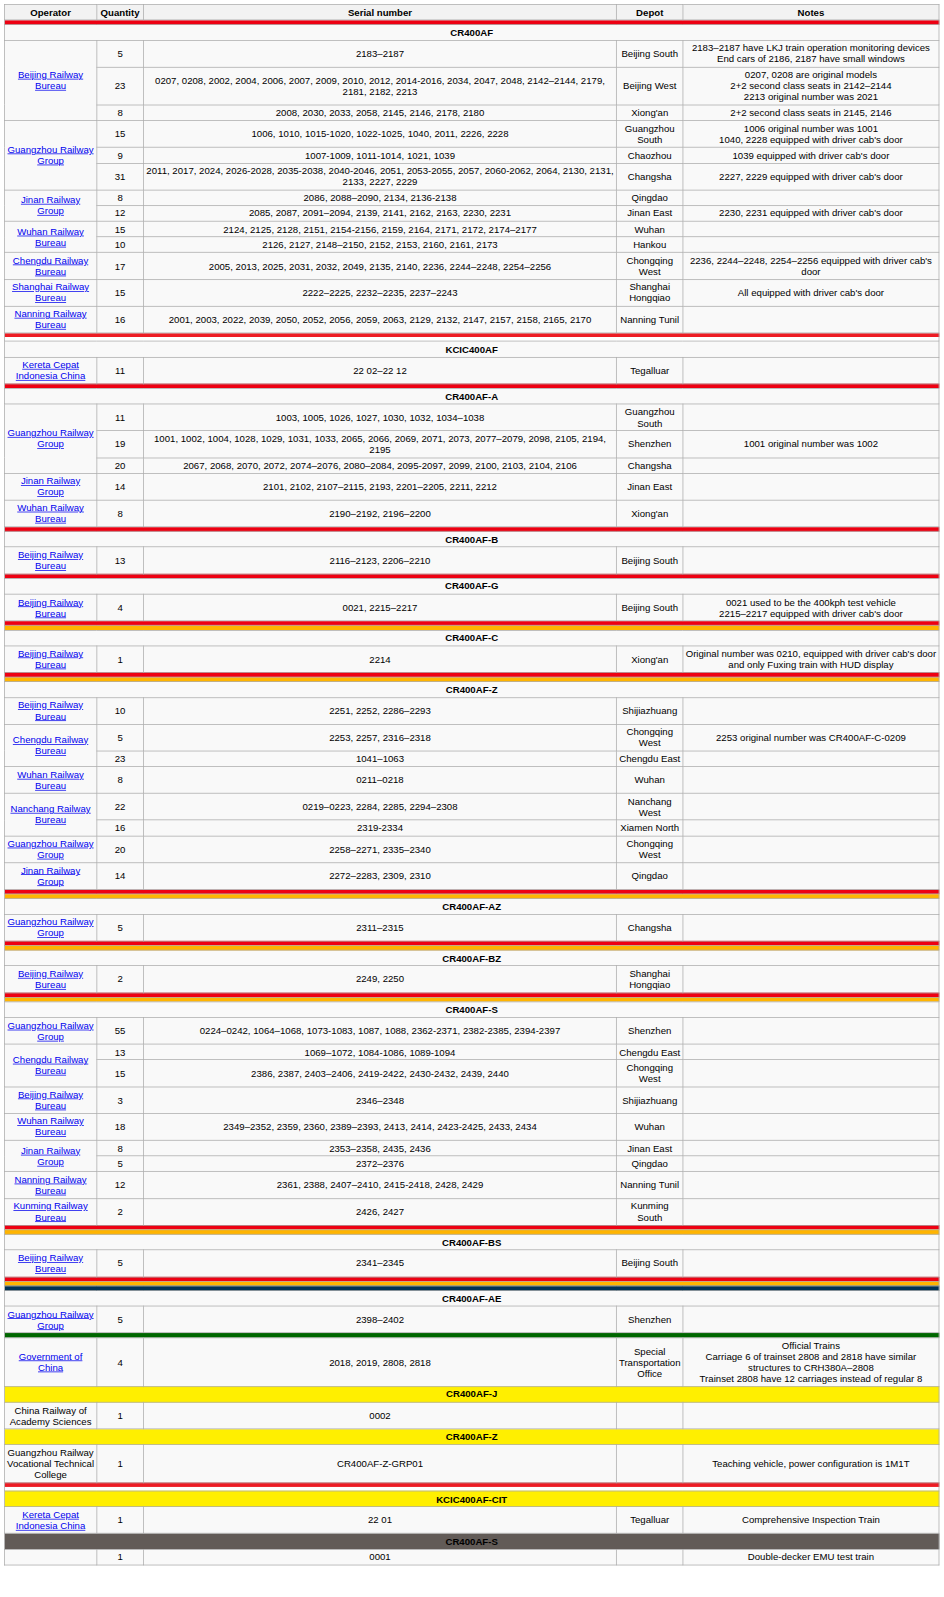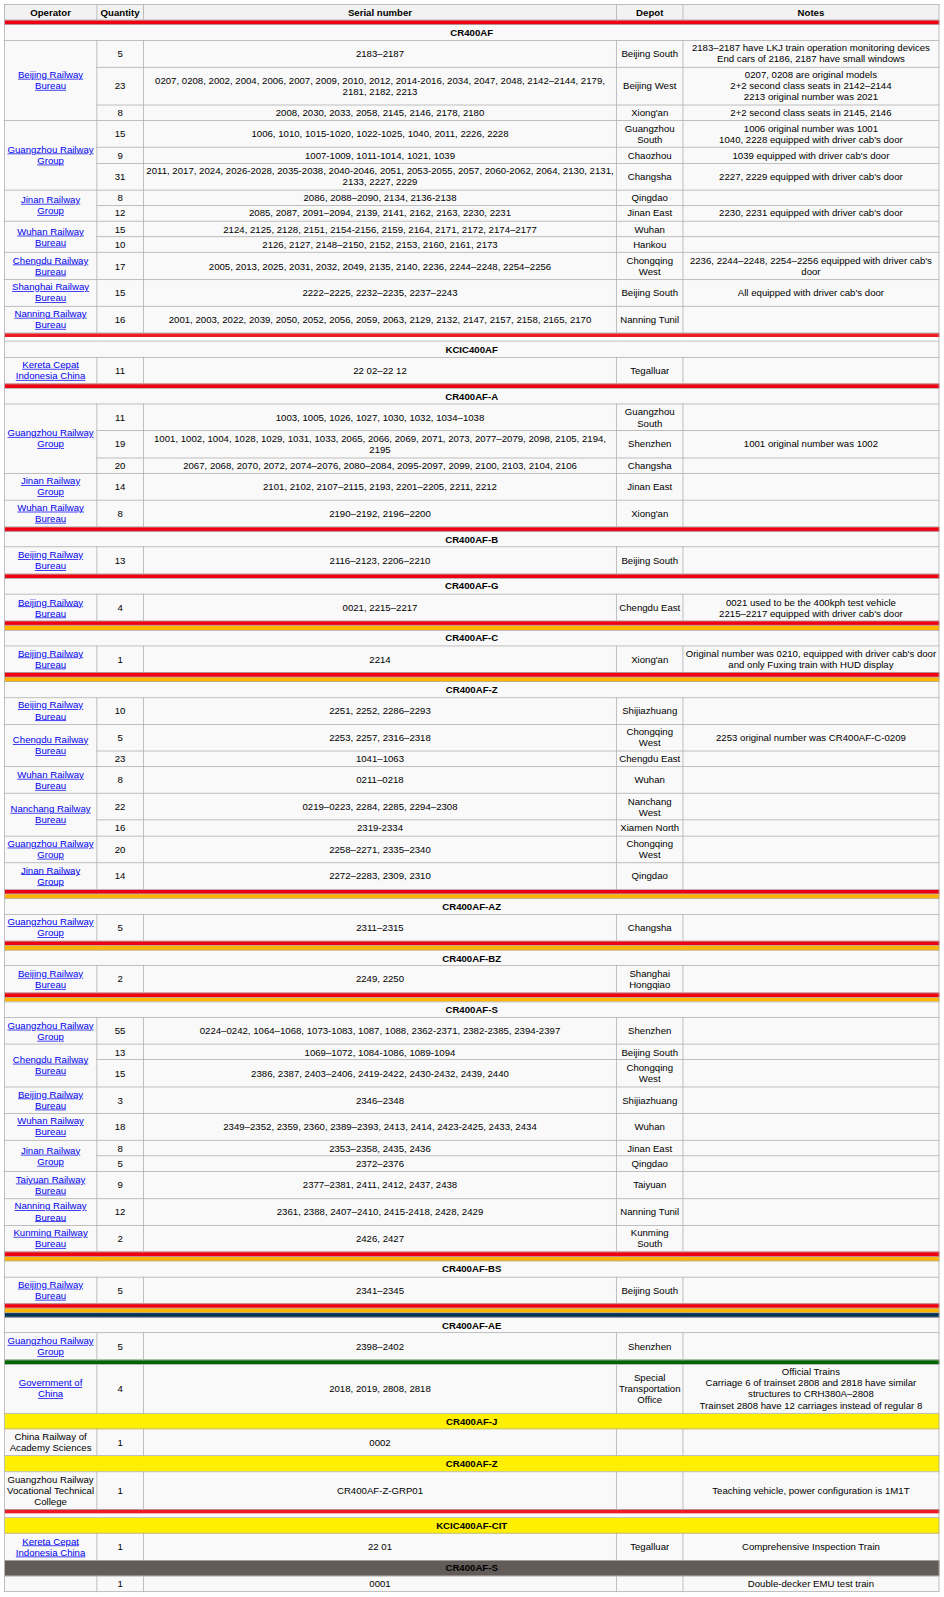(650, 293) Shanghai Hongqiao -> (650, 293) Beijing South
(650, 608) Beijing South -> (650, 608) Chengdu East
(650, 1052) Chengdu East -> (650, 1052) Beijing South
+ row: (120, 1185)
